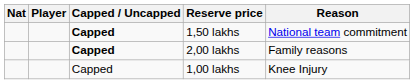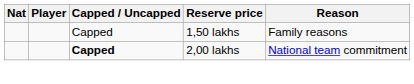(93, 32) bold -> (92, 32) normal
(338, 32) National team commitment -> (308, 32) Family reasons
(308, 50) Family reasons -> (338, 50) National team commitment
- row: (213, 69)
